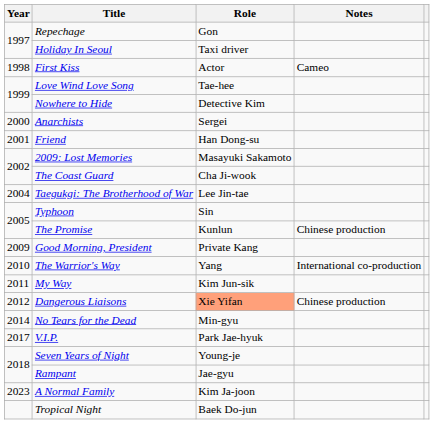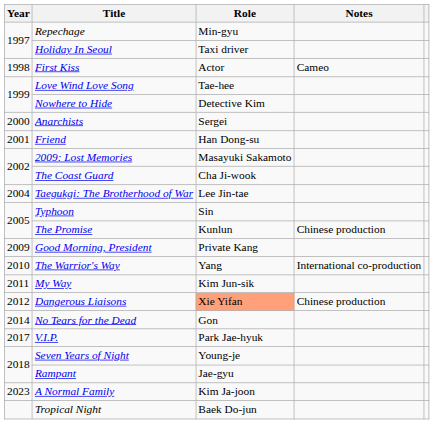(208, 31) Gon -> (218, 31) Min-gyu
(218, 319) Min-gyu -> (208, 319) Gon
